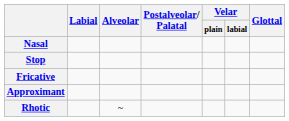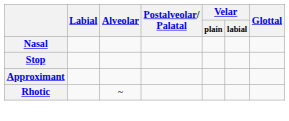- row: (36, 76)
